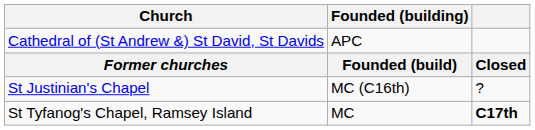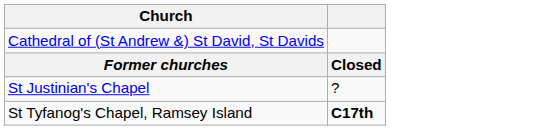- column: (400, 16)
